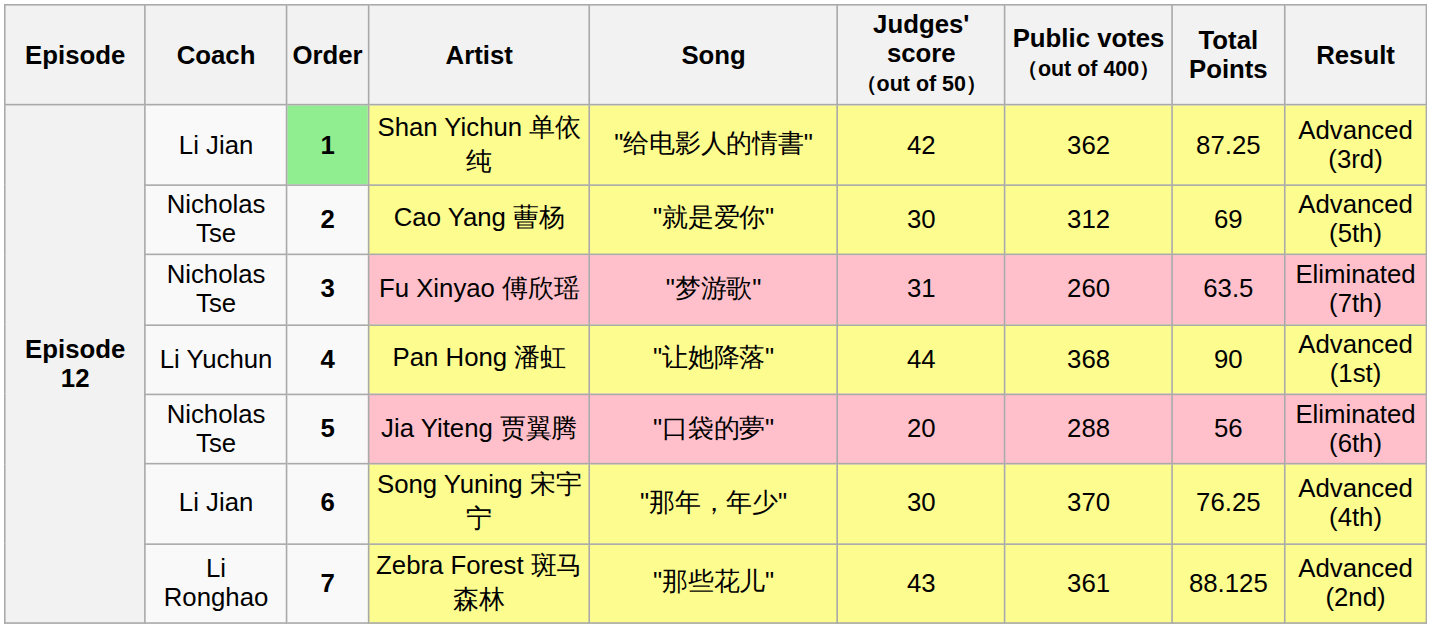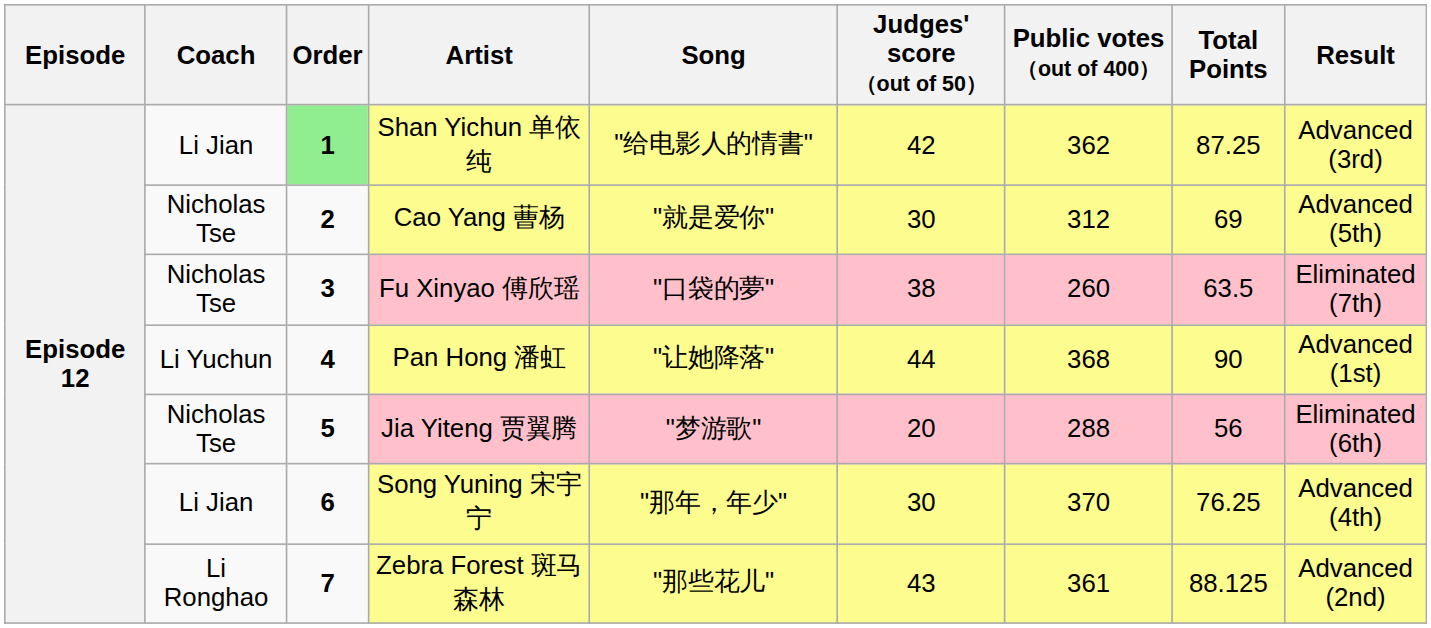(714, 288) "梦游歌" -> (714, 288) "口袋的夢"
(921, 289) 31 -> (921, 289) 38
(714, 428) "口袋的夢" -> (714, 428) "梦游歌"
